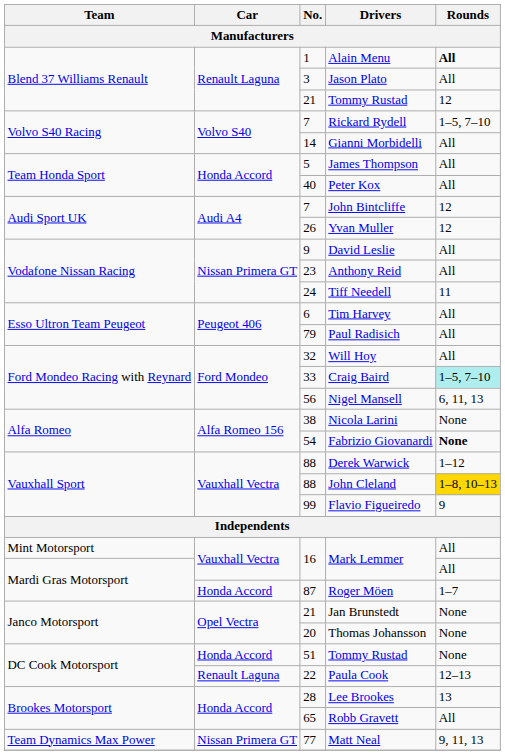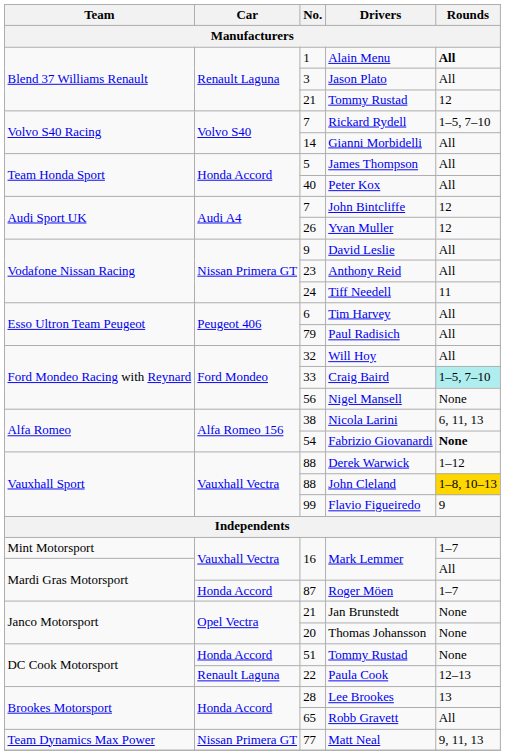(461, 398) 6, 11, 13 -> (453, 398) None
(453, 419) None -> (461, 419) 6, 11, 13
(447, 547) All -> (448, 547) 1–7
